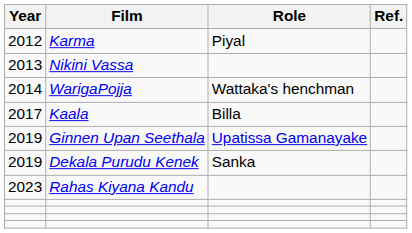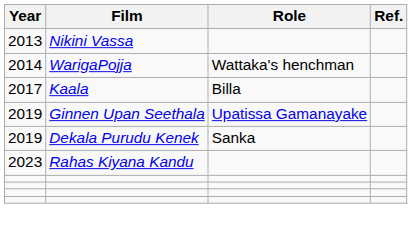- row: (25, 41)
